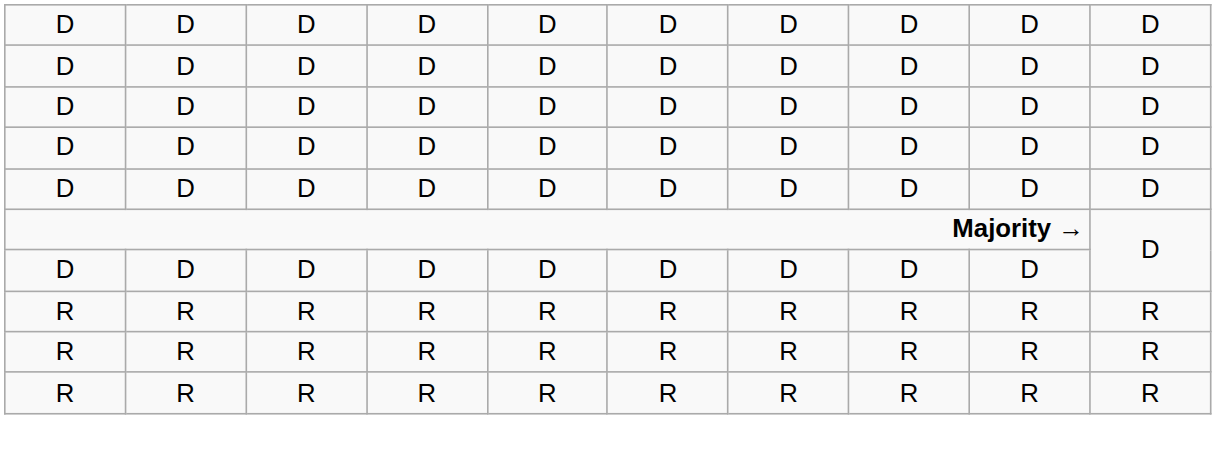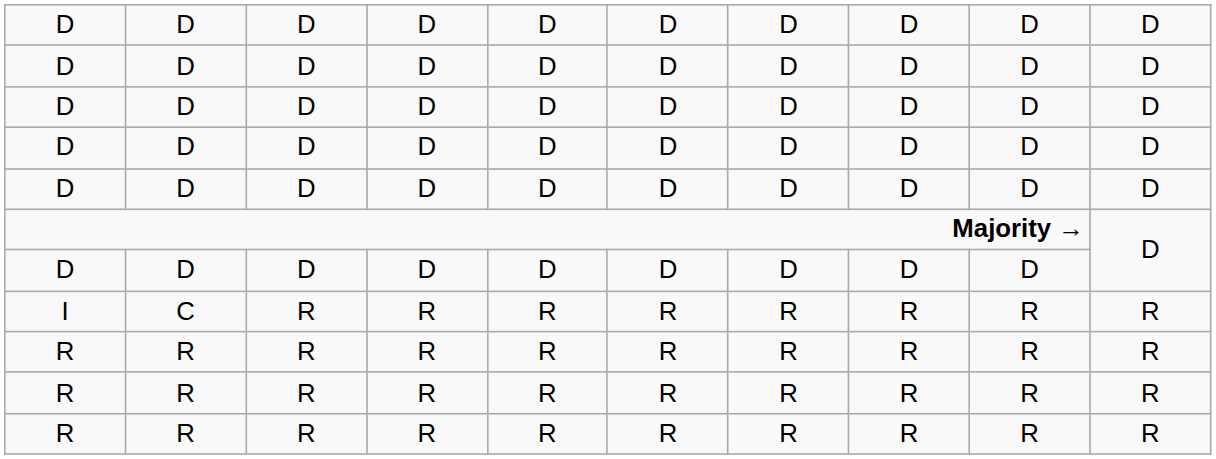+ row: (65, 310)
